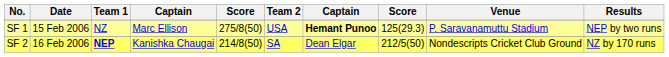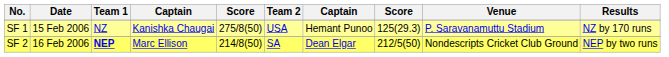(160, 28) Marc Ellison -> (173, 28) Kanishka Chaugai
(341, 28) bold -> (339, 28) normal
(624, 28) NEP by two runs -> (617, 28) NZ by 170 runs
(173, 44) Kanishka Chaugai -> (160, 44) Marc Ellison
(621, 44) NZ by 170 runs -> (620, 44) NEP by two runs
